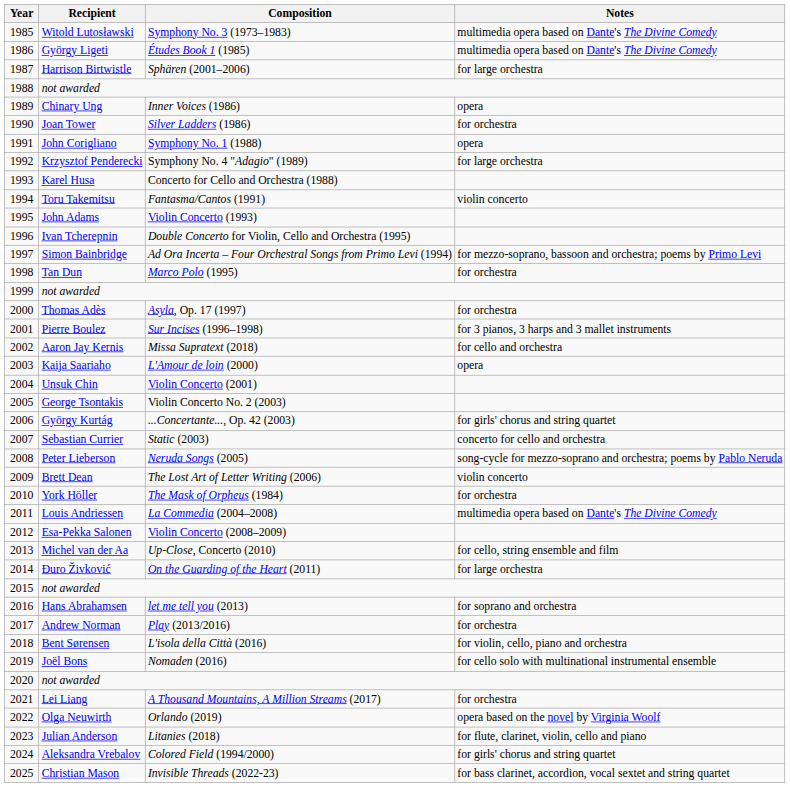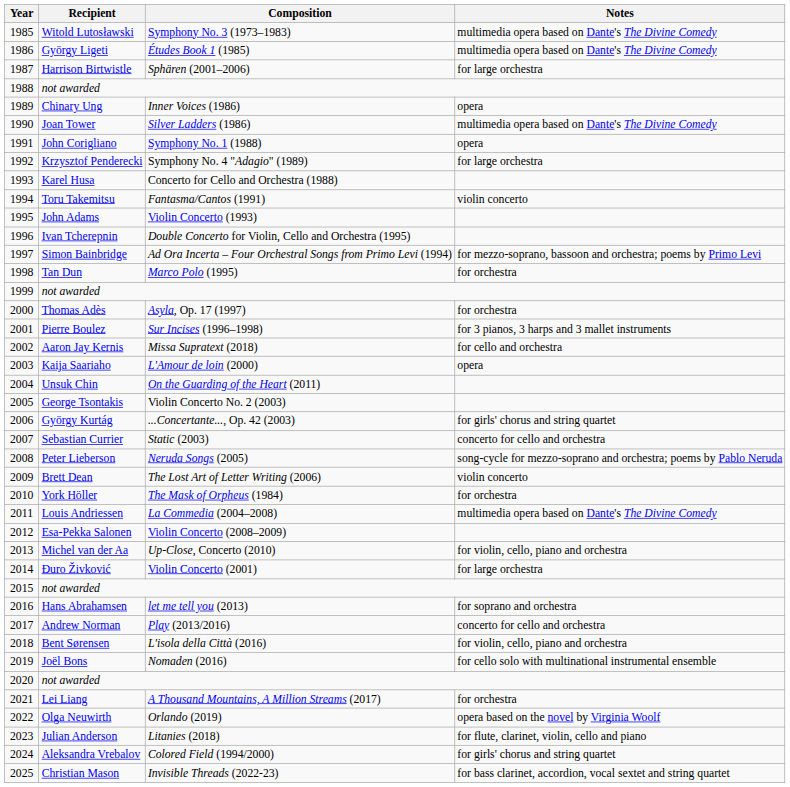(487, 124) for orchestra -> (587, 124) multimedia opera based on Dante's The Divine Comedy
(202, 384) Violin Concerto (2001) -> (234, 384) On the Guarding of the Heart (2011)
(538, 550) for cello, string ensemble and film -> (542, 550) for violin, cello, piano and orchestra
(234, 569) On the Guarding of the Heart (2011) -> (202, 569) Violin Concerto (2001)
(487, 625) for orchestra -> (531, 625) concerto for cello and orchestra
